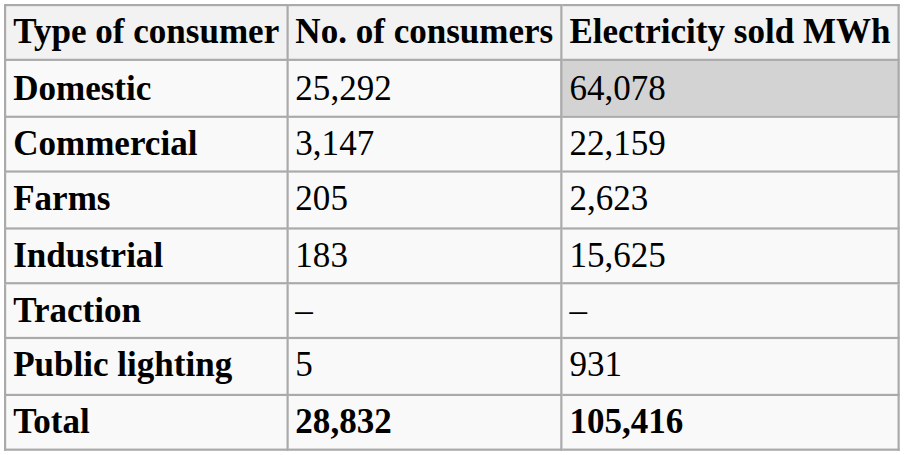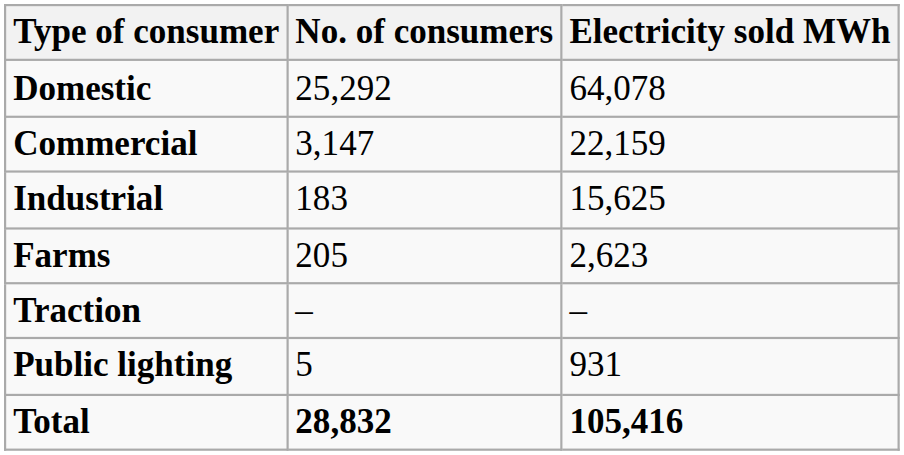(618, 87) lightgrey background -> (618, 87) no background
rows swapped: (88, 254) <-> (62, 198)
